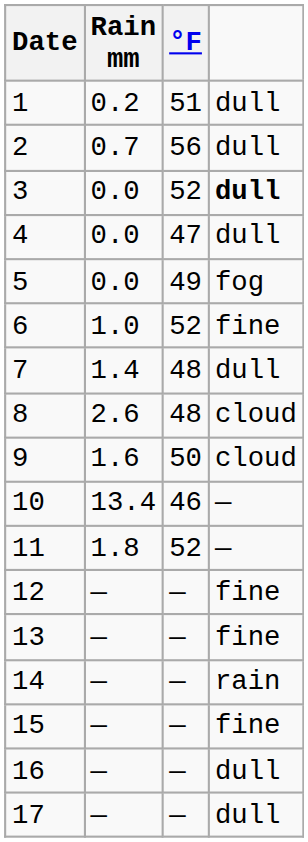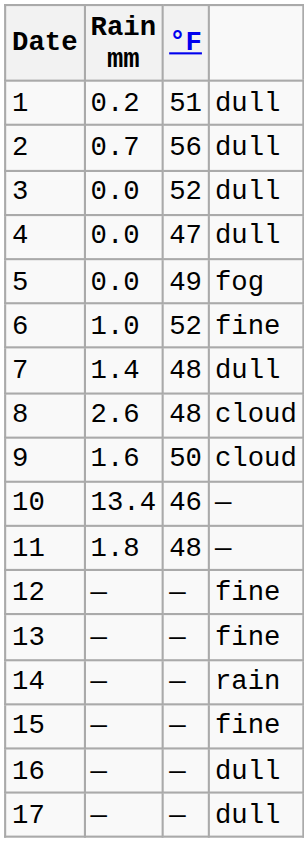(248, 192) bold -> (248, 192) normal
(186, 548) 52 -> (186, 548) 48
